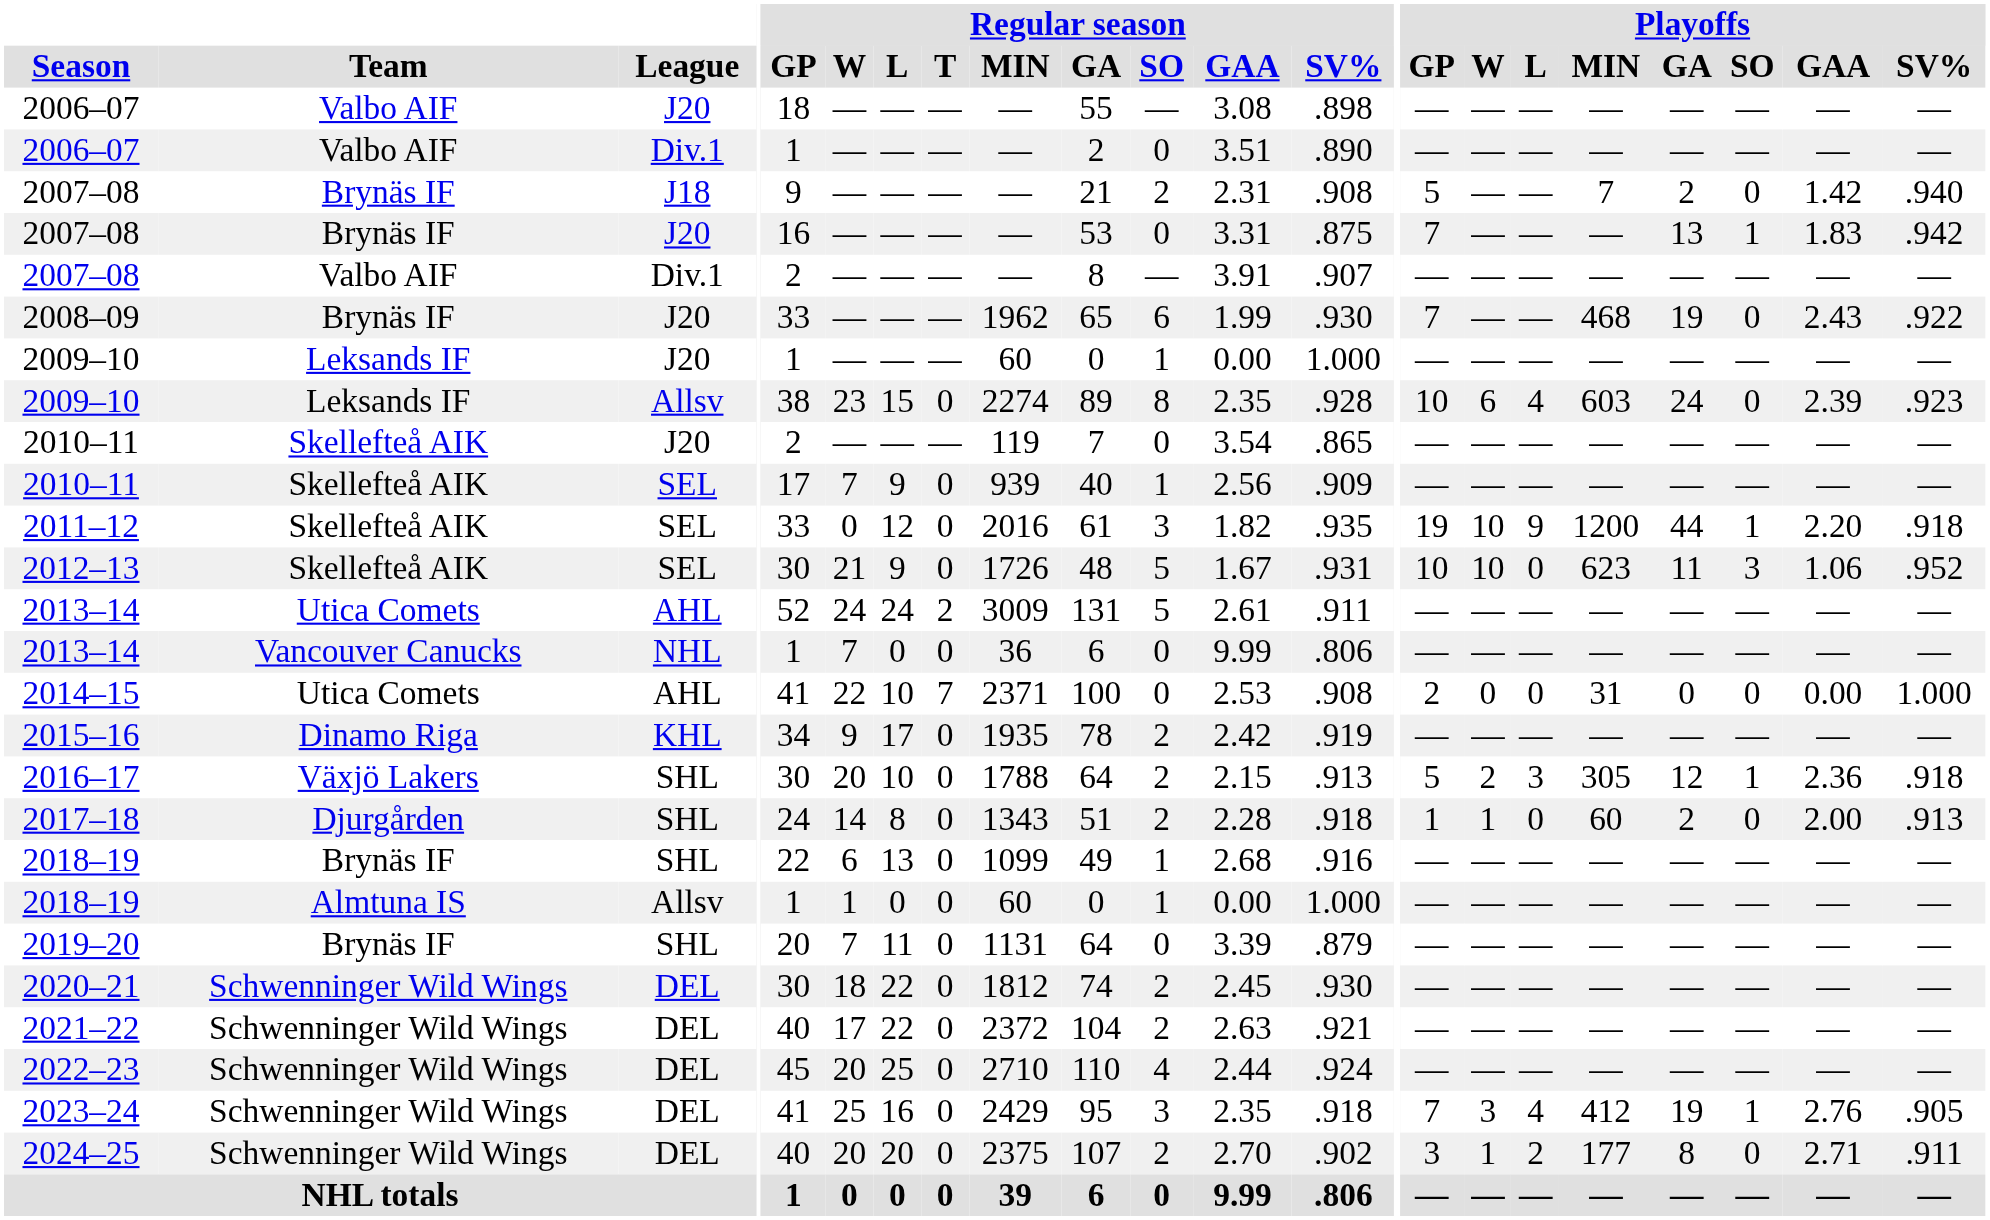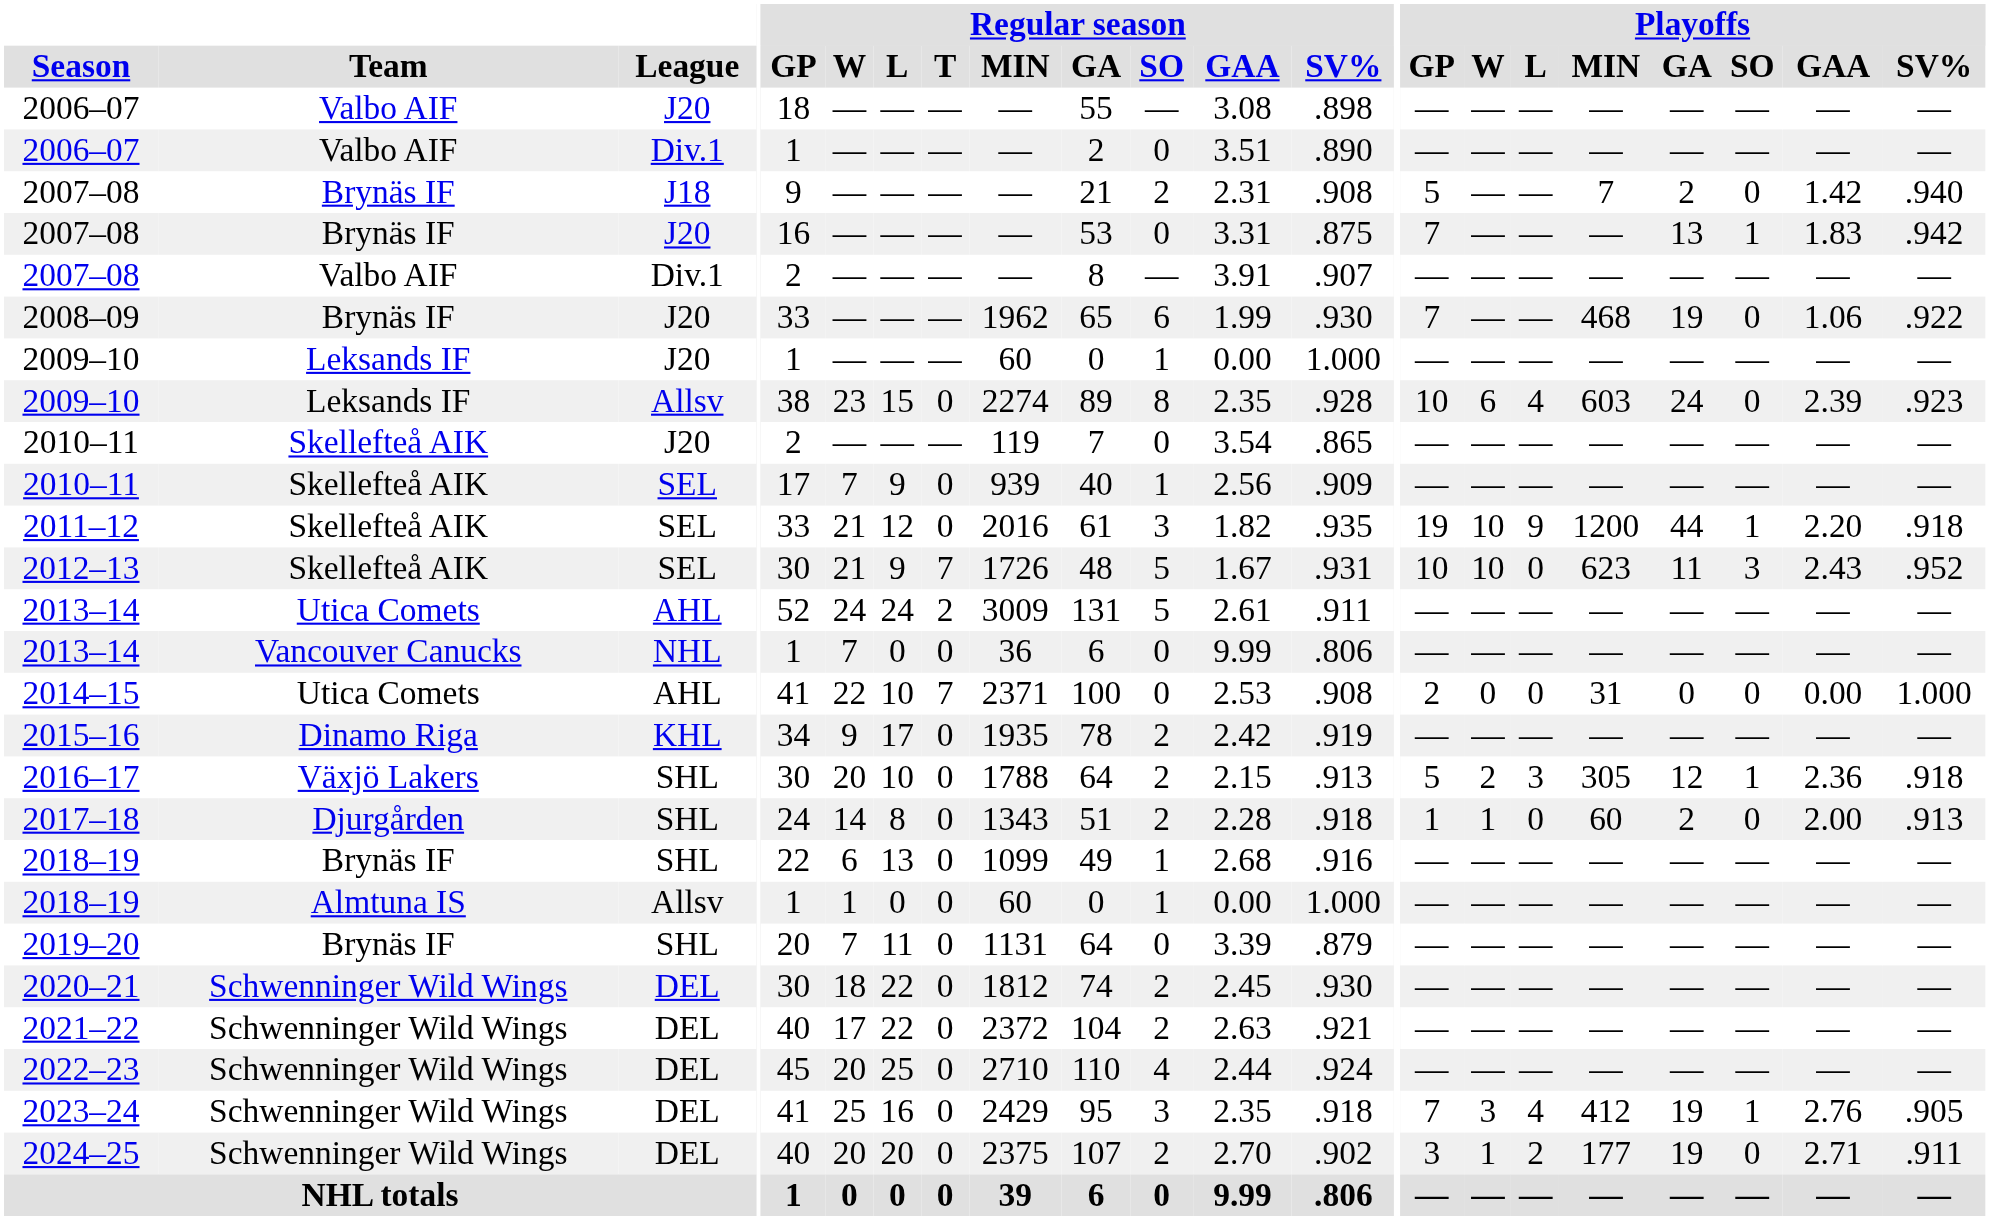(1833, 316) 2.43 -> (1833, 316) 1.06
(849, 525) 0 -> (849, 525) 21
(945, 567) 0 -> (945, 567) 7
(1833, 567) 1.06 -> (1833, 567) 2.43
(1687, 1152) 8 -> (1687, 1152) 19
